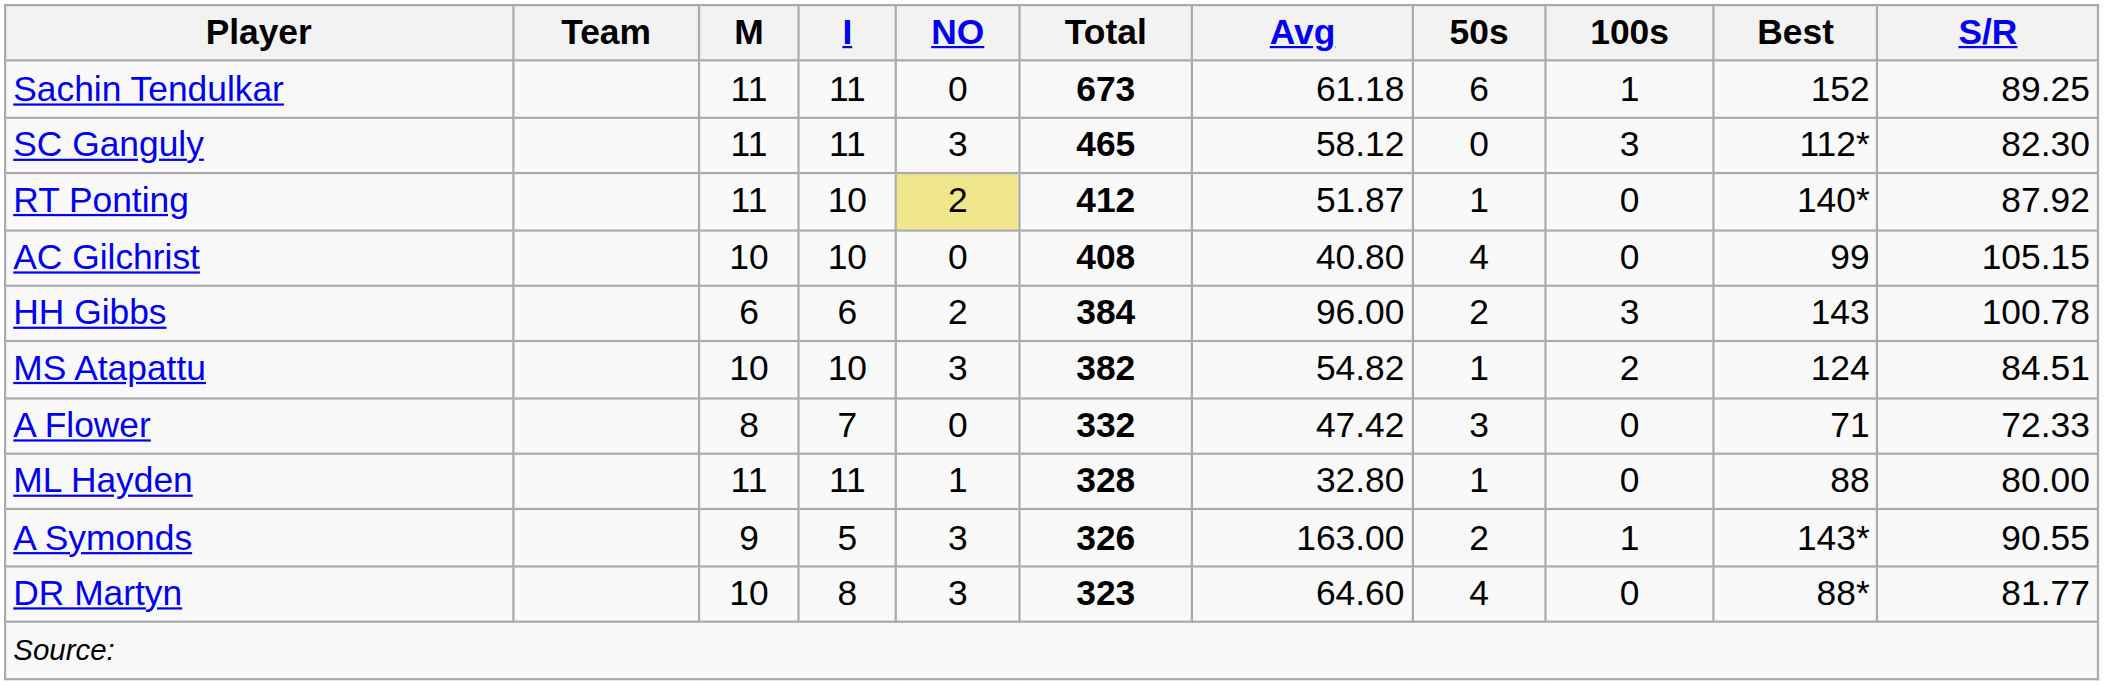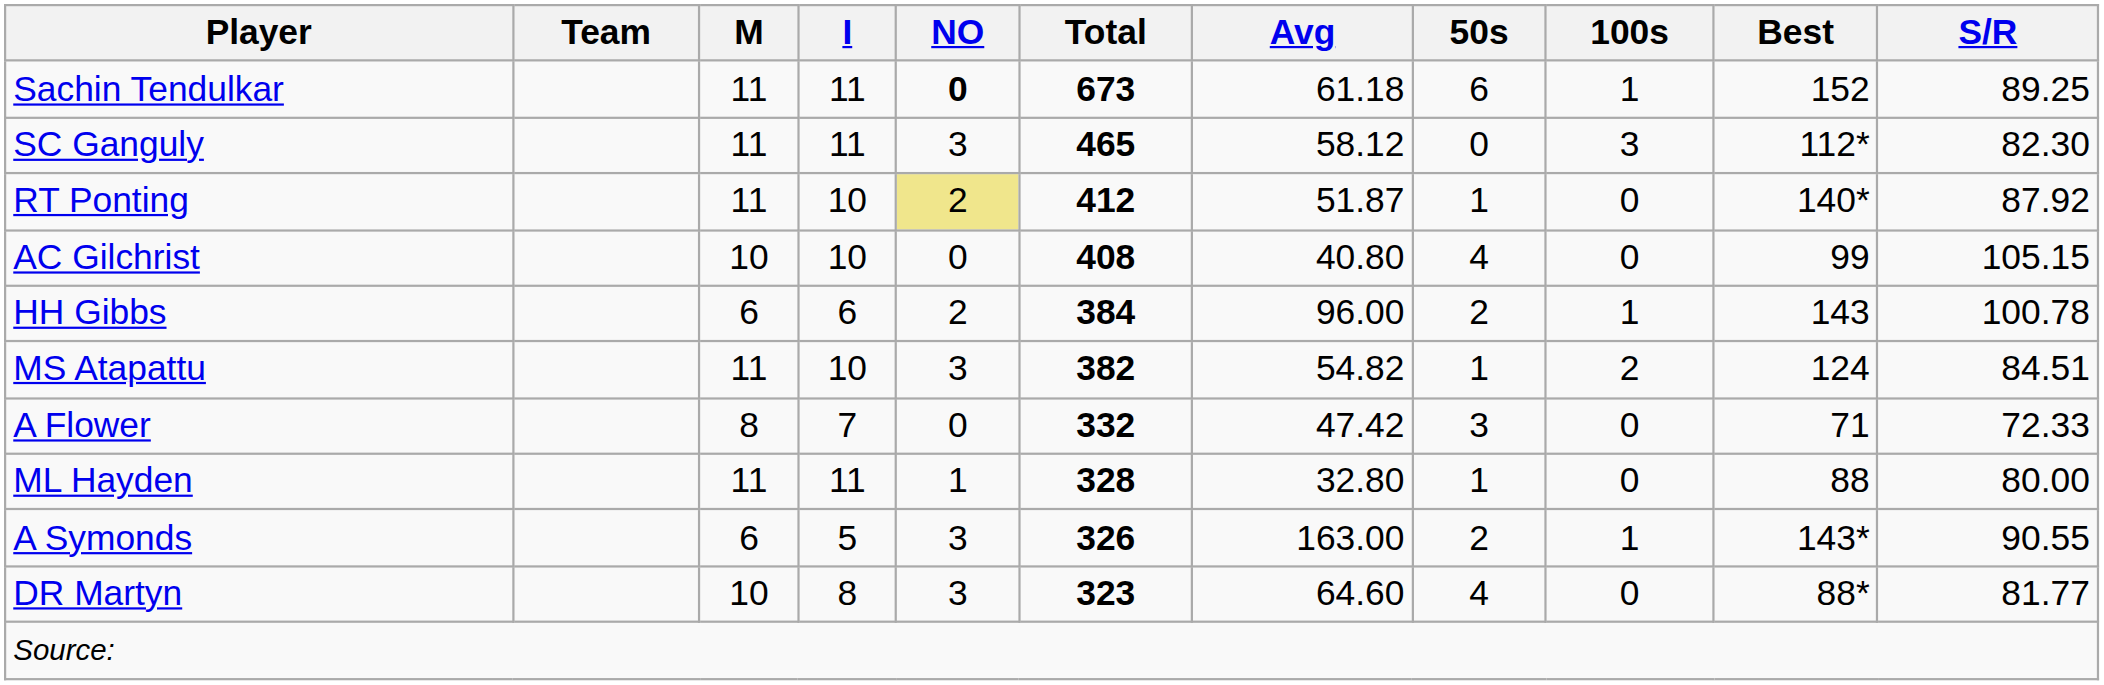(958, 88) normal -> (958, 88) bold
(1630, 312) 3 -> (1630, 312) 1
(749, 369) 10 -> (749, 369) 11
(749, 537) 9 -> (749, 537) 6
